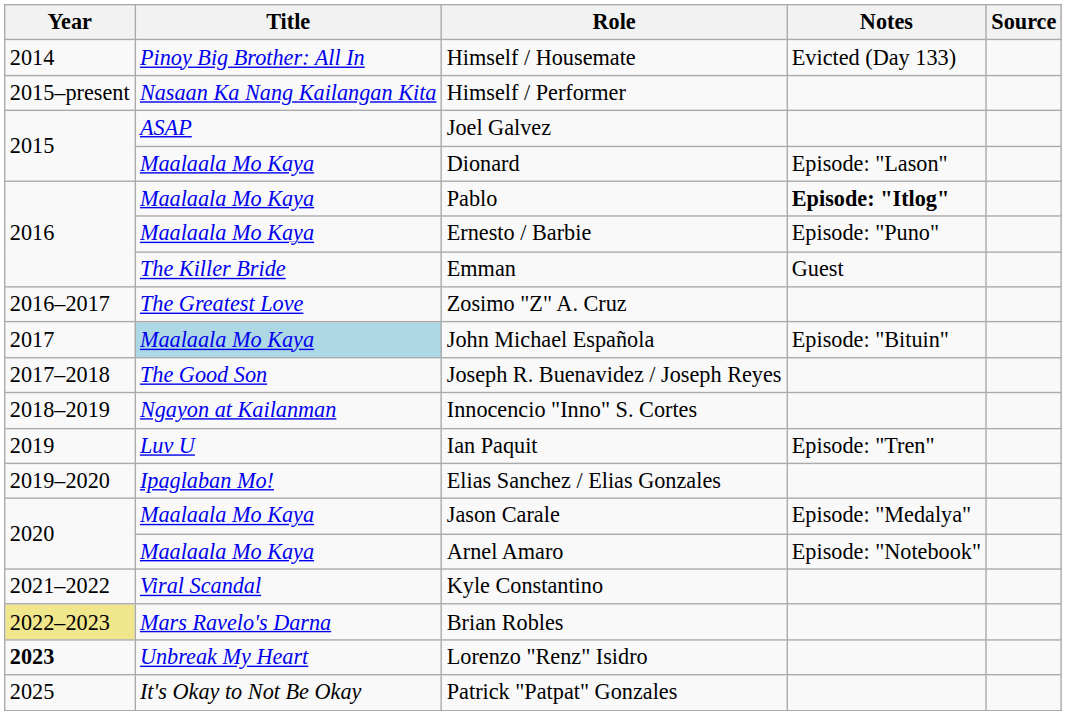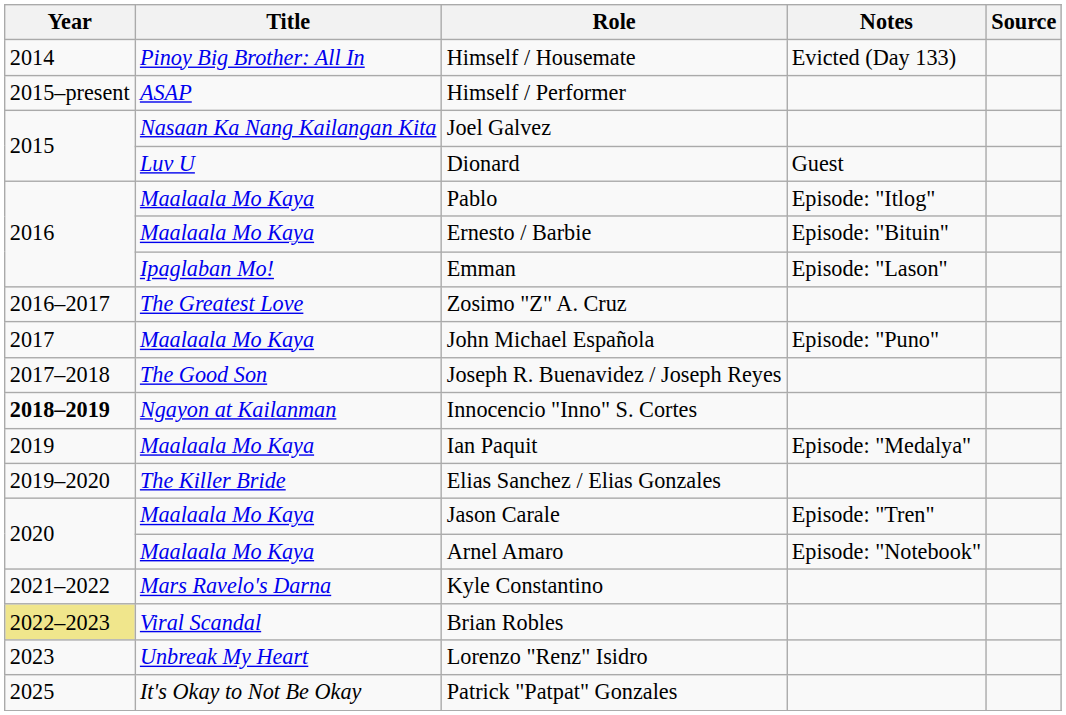(288, 92) Nasaan Ka Nang Kailangan Kita -> (166, 92) ASAP
(166, 127) ASAP -> (288, 127) Nasaan Ka Nang Kailangan Kita
(227, 163) Maalaala Mo Kaya -> (167, 163) Luv U
(870, 163) Episode: "Lason" -> (818, 163) Guest
(871, 198) bold -> (864, 198) normal
(865, 233) Episode: "Puno" -> (870, 233) Episode: "Bituin"
(213, 269) The Killer Bride -> (207, 269) Ipaglaban Mo!
(818, 269) Guest -> (870, 269) Episode: "Lason"
(227, 339) lightblue background -> (227, 339) no background
(870, 339) Episode: "Bituin" -> (865, 339) Episode: "Puno"
(60, 410) normal -> (60, 410) bold
(167, 445) Luv U -> (227, 445) Maalaala Mo Kaya
(863, 445) Episode: "Tren" -> (881, 445) Episode: "Medalya"
(207, 480) Ipaglaban Mo! -> (213, 480) The Killer Bride
(881, 515) Episode: "Medalya" -> (863, 515) Episode: "Tren"
(201, 586) Viral Scandal -> (236, 586) Mars Ravelo's Darna
(236, 621) Mars Ravelo's Darna -> (201, 621) Viral Scandal
(32, 657) bold -> (32, 657) normal
